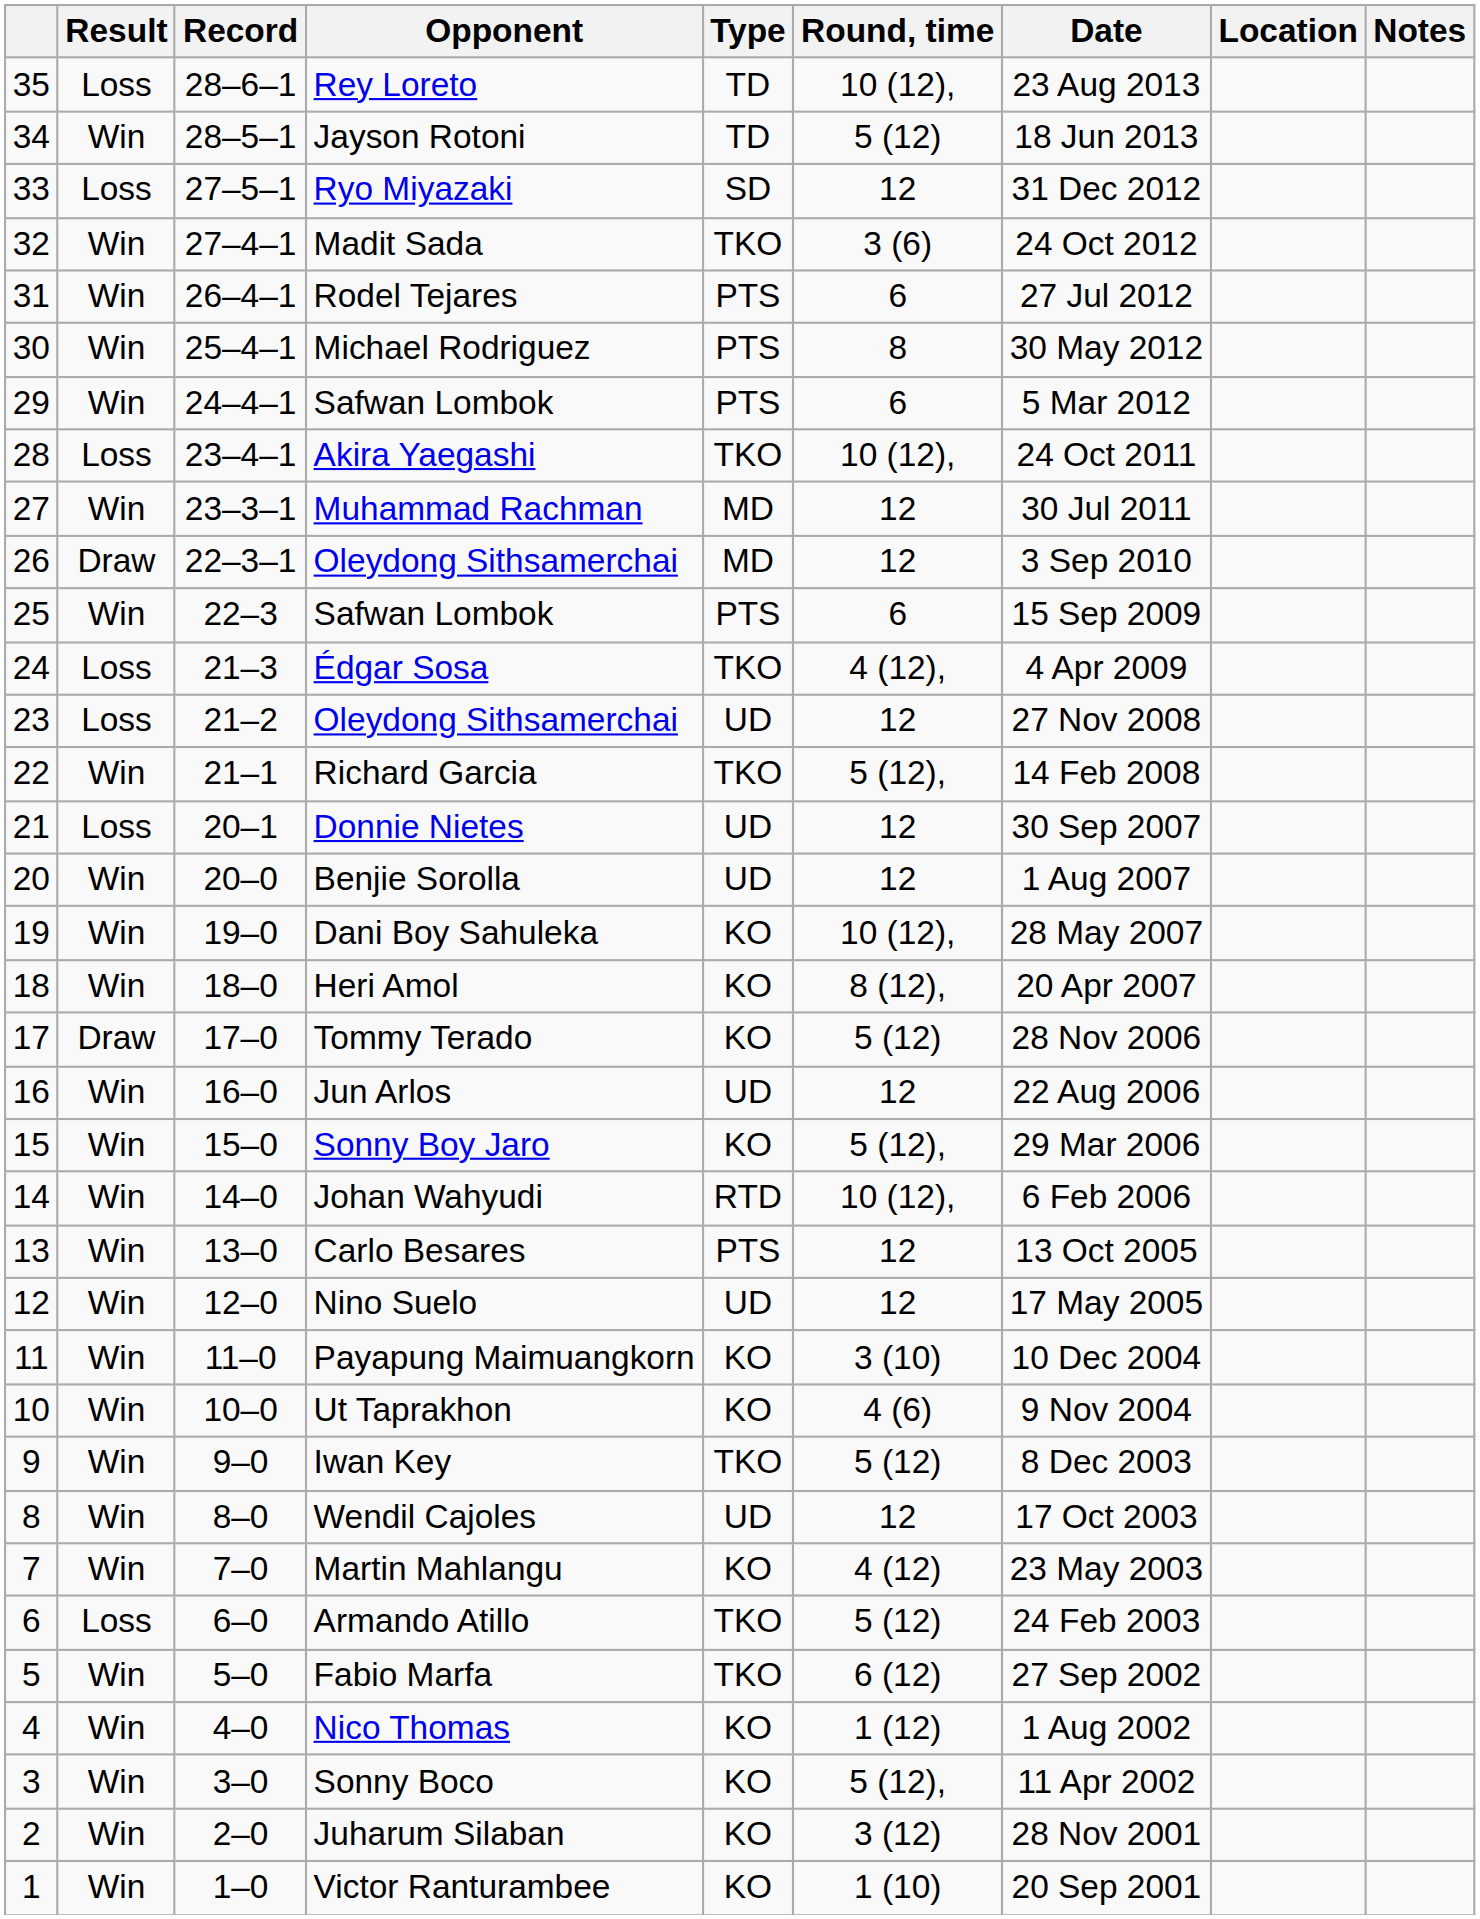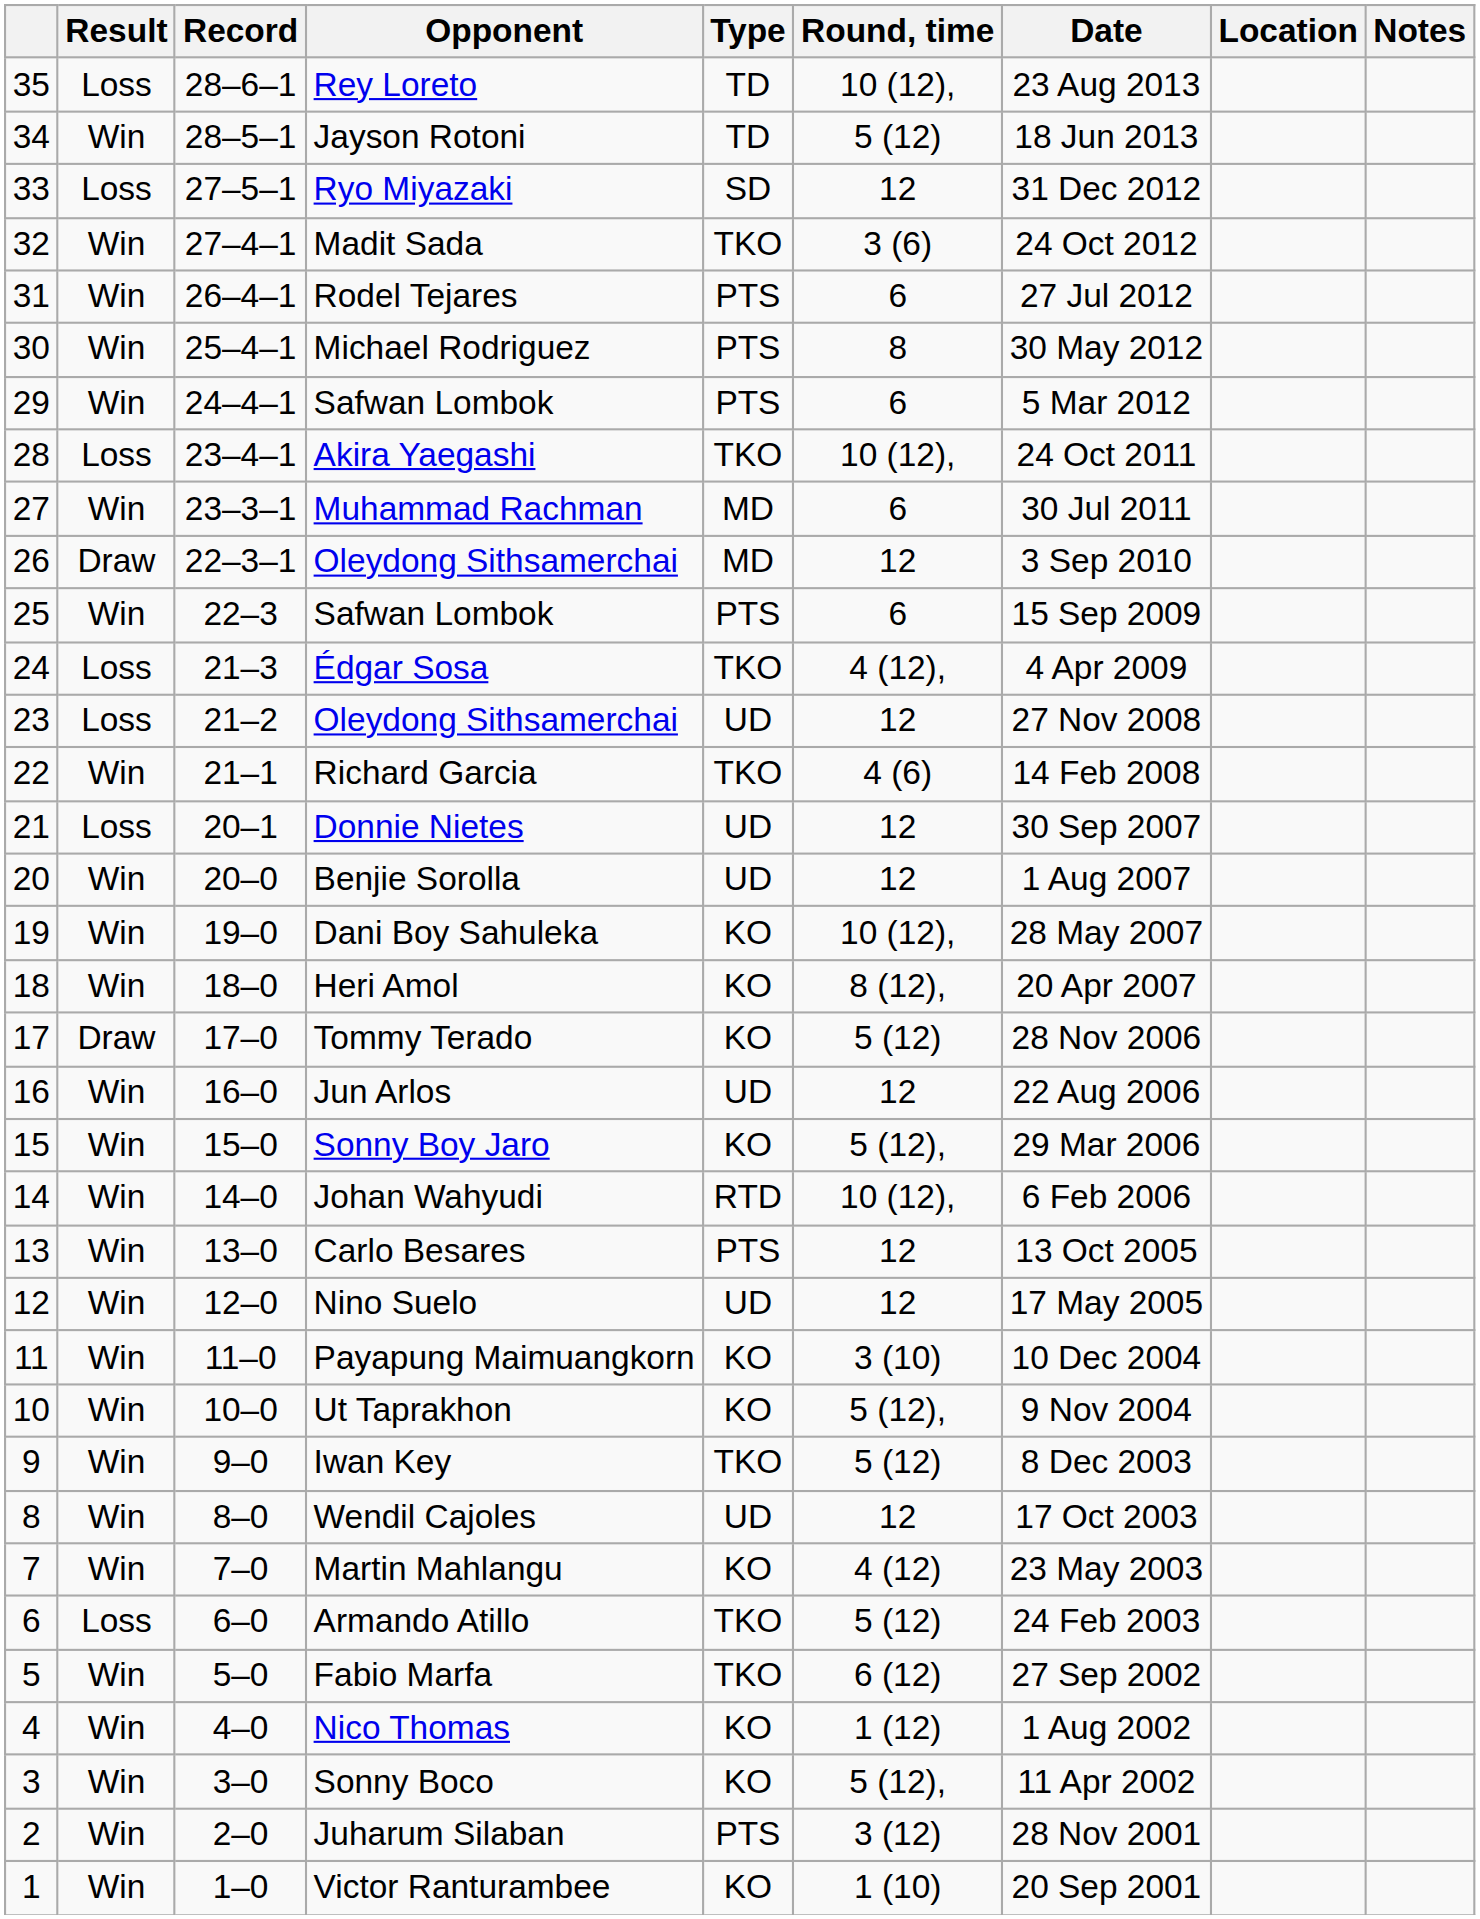(898, 508) 12 -> (898, 508) 6
(898, 773) 5 (12), -> (898, 773) 4 (6)
(898, 1409) 4 (6) -> (898, 1409) 5 (12),
(748, 1834) KO -> (748, 1834) PTS
